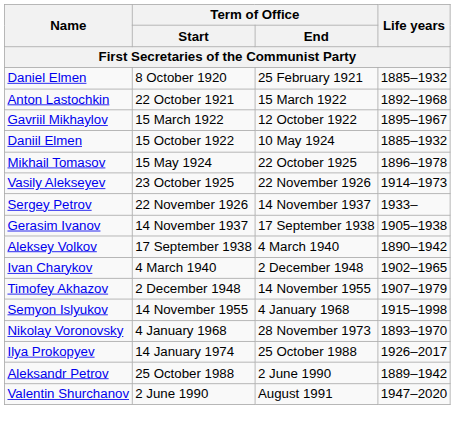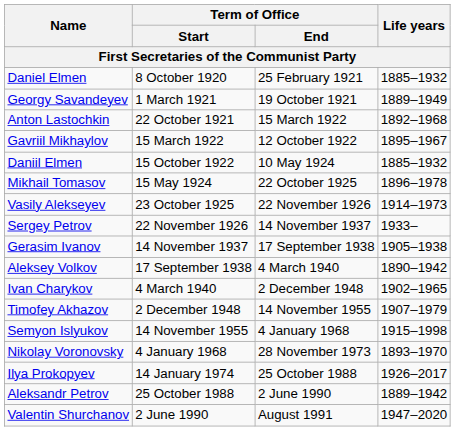+ row: (68, 99)
